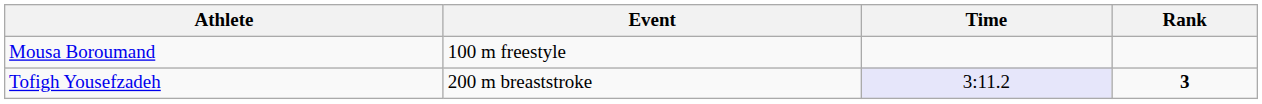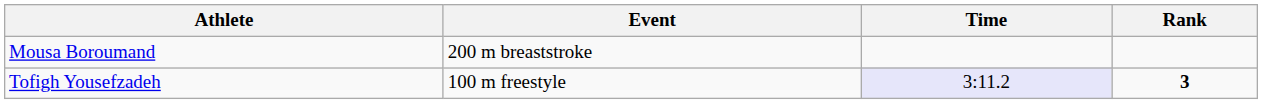(507, 51) 100 m freestyle -> (520, 51) 200 m breaststroke
(520, 83) 200 m breaststroke -> (507, 83) 100 m freestyle
